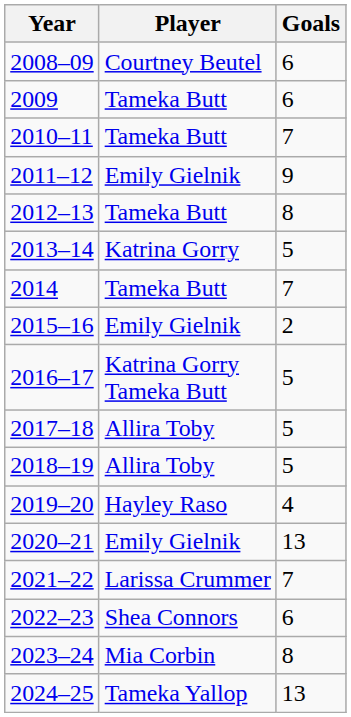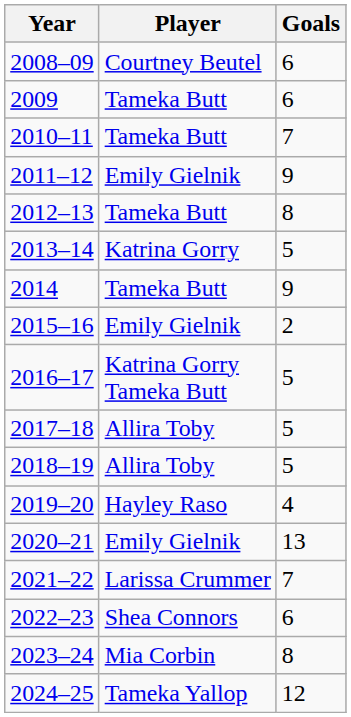(288, 288) 7 -> (288, 288) 9
(294, 692) 13 -> (294, 692) 12
